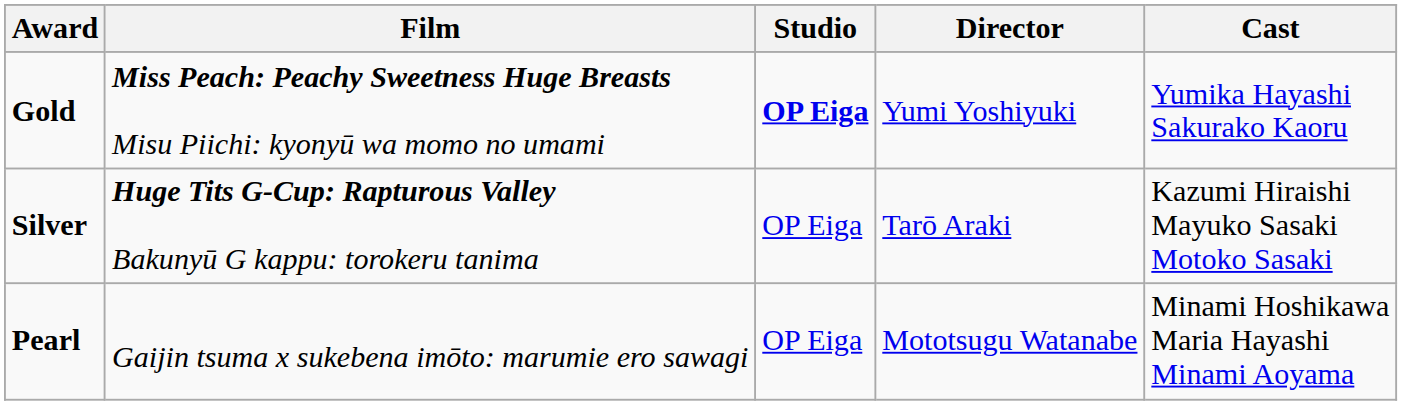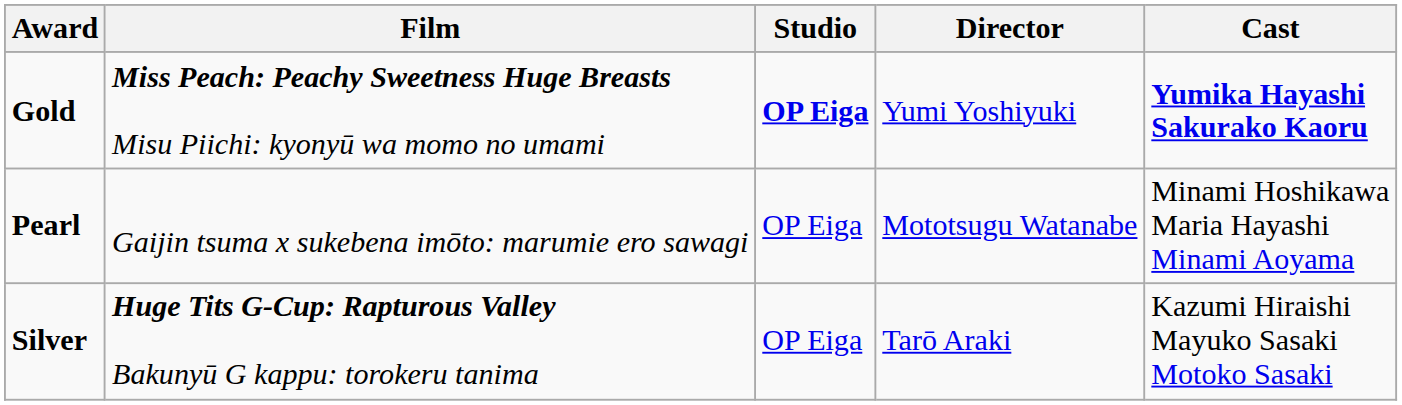(1251, 109) normal -> (1260, 109) bold
rows swapped: (49, 225) <-> (46, 340)
